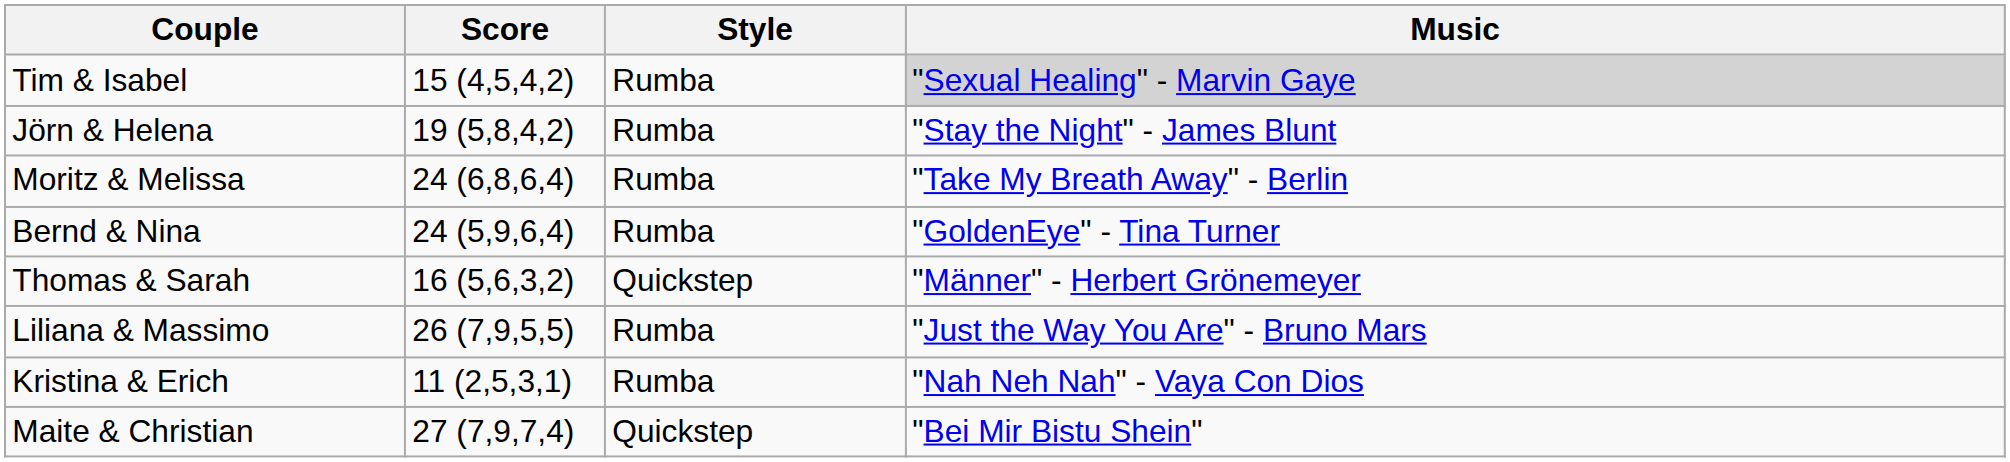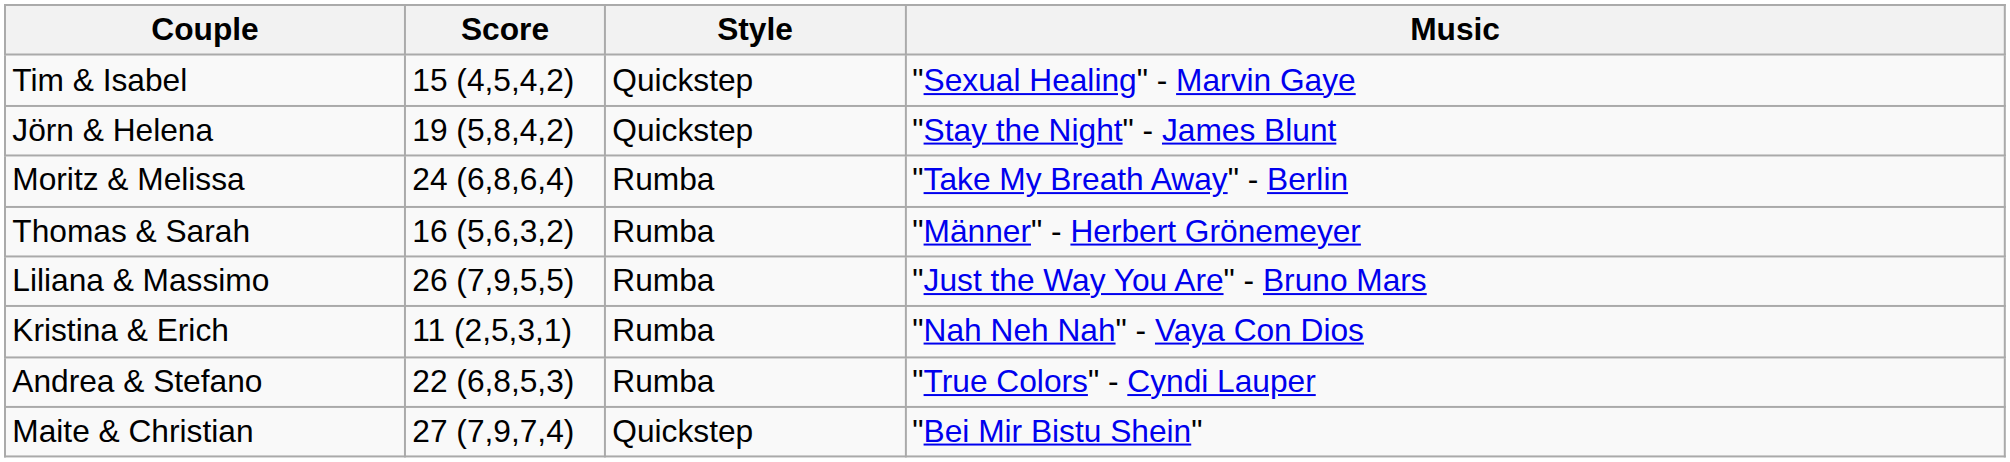(663, 79) Rumba -> (683, 79) Quickstep
(1134, 79) lightgrey background -> (1134, 79) no background
(663, 130) Rumba -> (683, 130) Quickstep
- row: (107, 230)
(683, 280) Quickstep -> (663, 230) Rumba
+ row: (137, 381)
